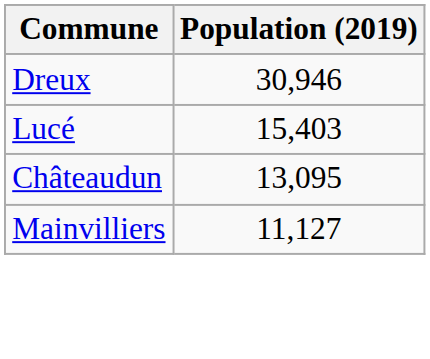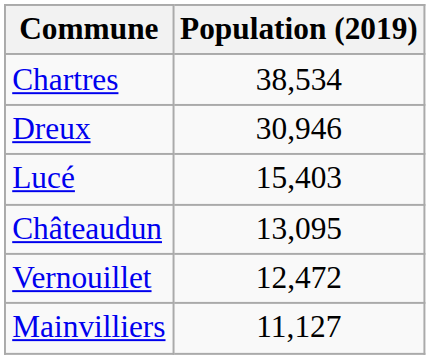+ row: (65, 79)
+ row: (82, 278)
